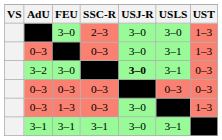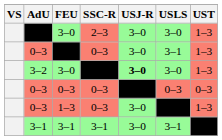(173, 70) 3–1 -> (173, 70) 3–0
(204, 70) 0–3 -> (204, 70) 1–3
